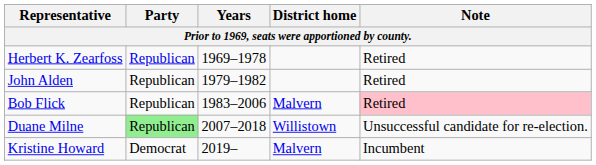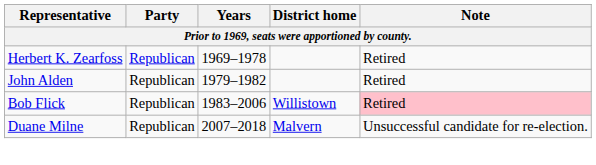(297, 103) Malvern -> (305, 103) Willistown
(162, 126) lightgreen background -> (162, 126) no background
(305, 126) Willistown -> (297, 126) Malvern
- row: (56, 149)
